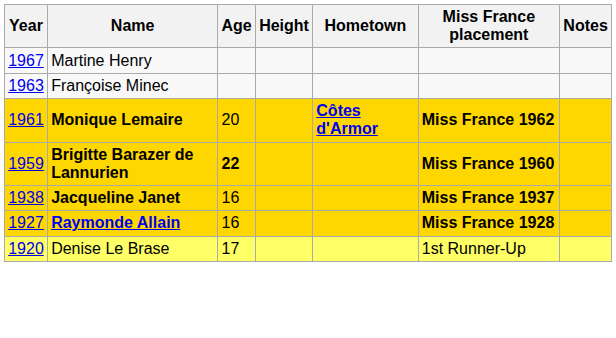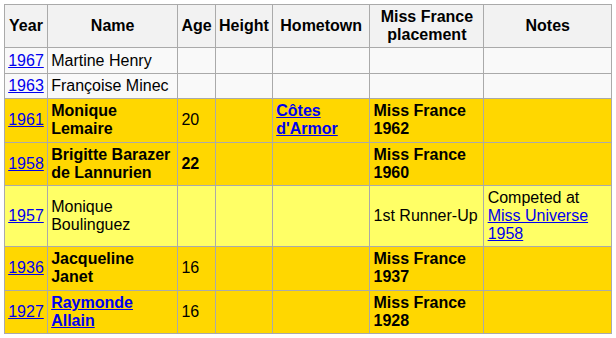(26, 163) 1959 -> (26, 163) 1958
+ row: (91, 216)
(26, 198) 1938 -> (26, 268) 1936
- row: (110, 248)
